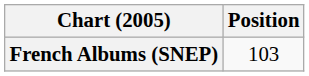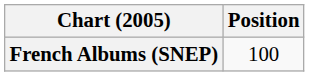(264, 53) 103 -> (264, 53) 100
